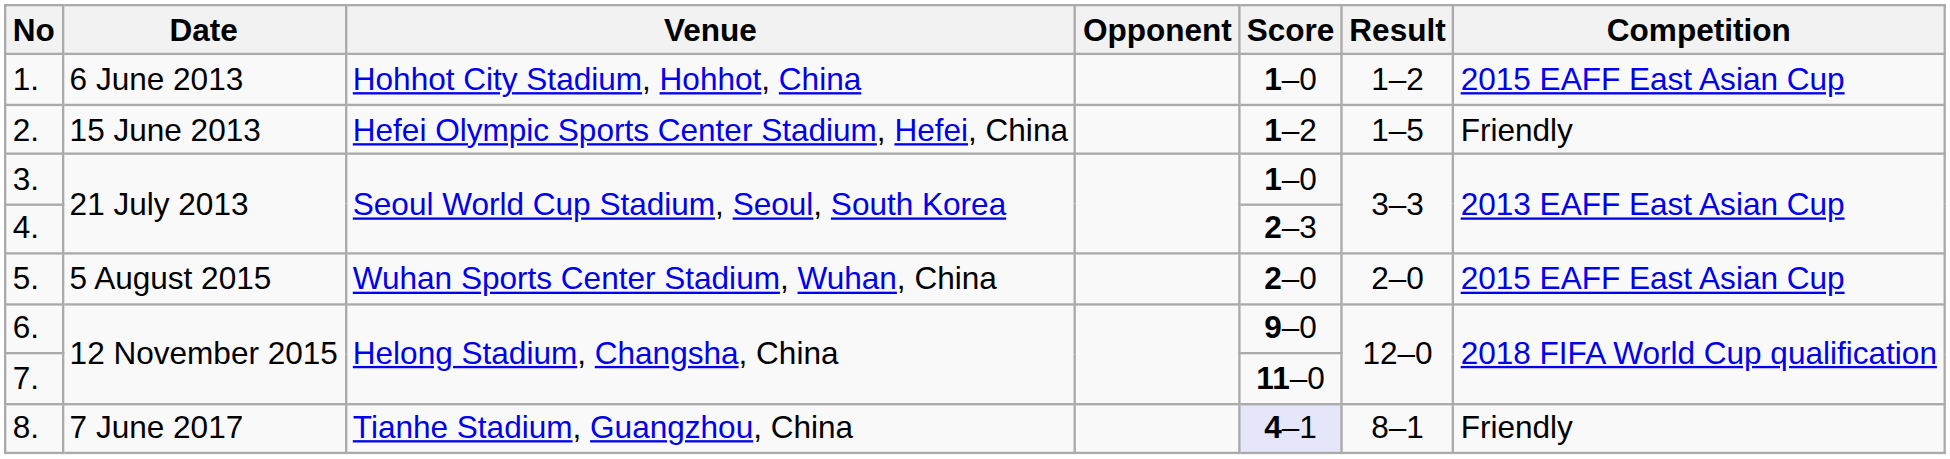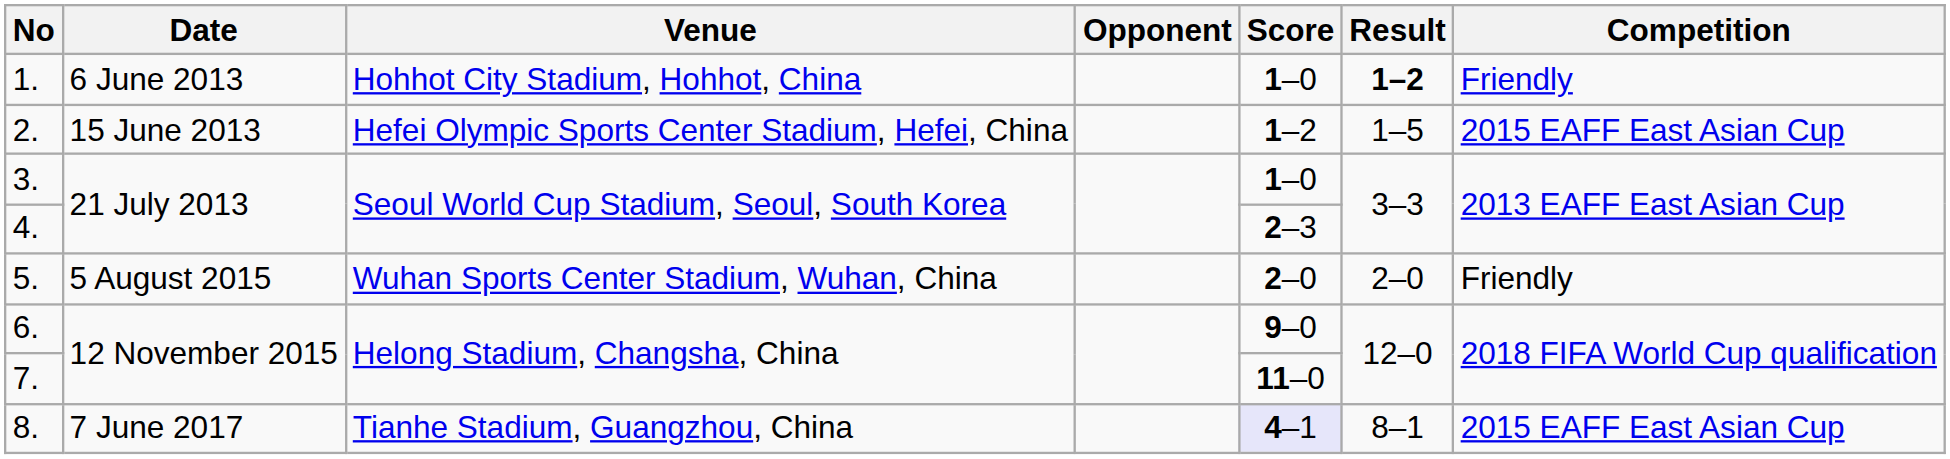(1398, 79) normal -> (1398, 79) bold
(1653, 79) 2015 EAFF East Asian Cup -> (1517, 79) Friendly
(1517, 129) Friendly -> (1653, 129) 2015 EAFF East Asian Cup
(1653, 278) 2015 EAFF East Asian Cup -> (1517, 278) Friendly
(1517, 428) Friendly -> (1653, 428) 2015 EAFF East Asian Cup
